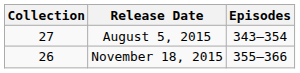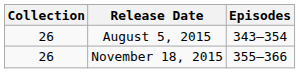(46, 36) 27 -> (46, 36) 26
